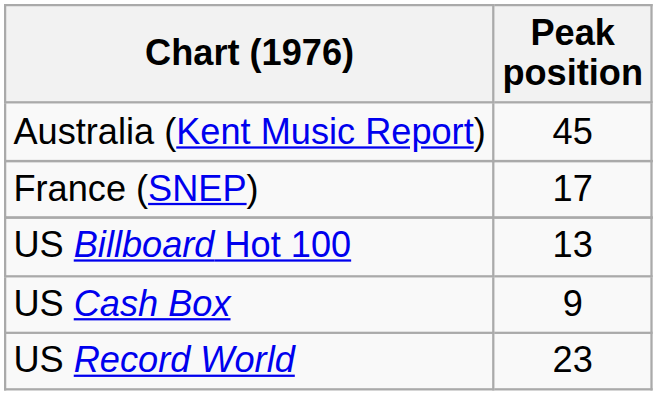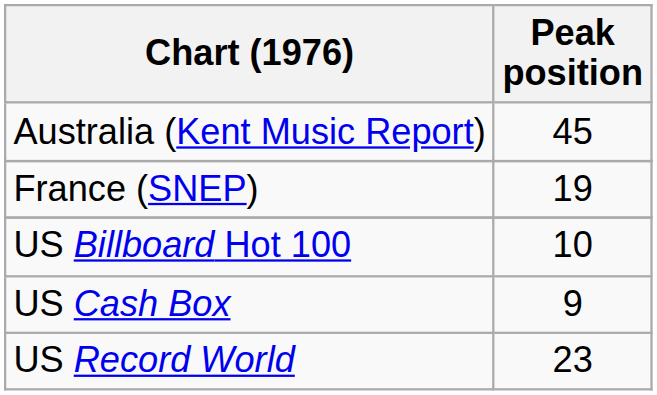(573, 188) 17 -> (573, 188) 19
(573, 245) 13 -> (573, 245) 10
